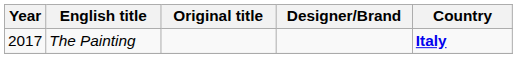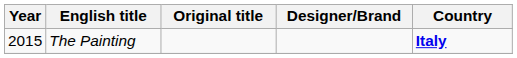(25, 41) 2017 -> (25, 41) 2015
